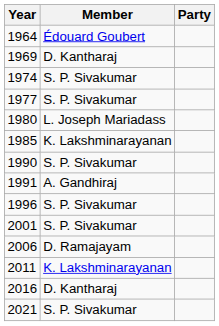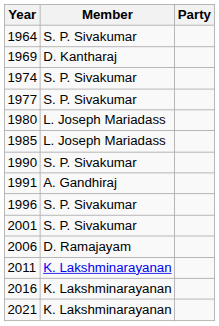(94, 36) Édouard Goubert -> (90, 36) S. P. Sivakumar
(107, 141) K. Lakshminarayanan -> (104, 141) L. Joseph Mariadass
(80, 288) D. Kantharaj -> (107, 288) K. Lakshminarayanan
(90, 309) S. P. Sivakumar -> (107, 309) K. Lakshminarayanan
